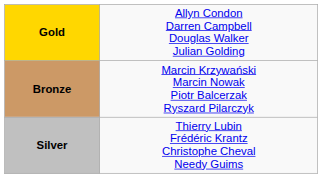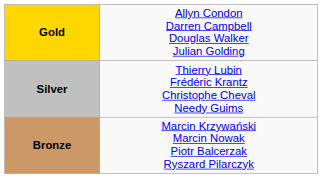rows swapped: (52, 145) <-> (52, 89)
